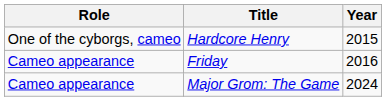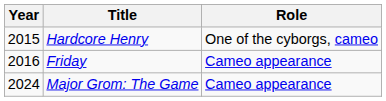columns swapped: (362, 15) <-> (94, 15)
